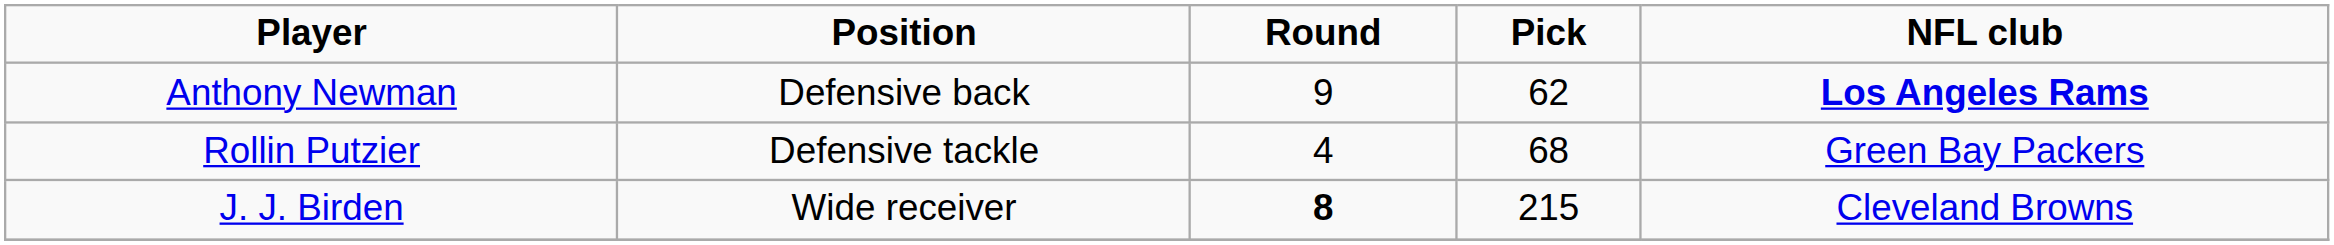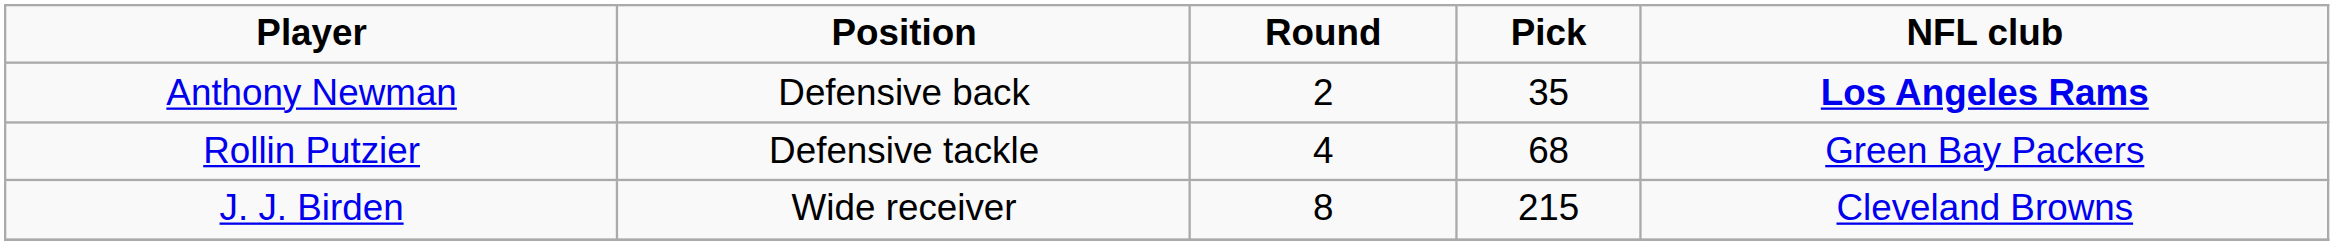(1323, 92) 9 -> (1323, 92) 2
(1549, 92) 62 -> (1549, 92) 35
(1323, 208) bold -> (1323, 208) normal
